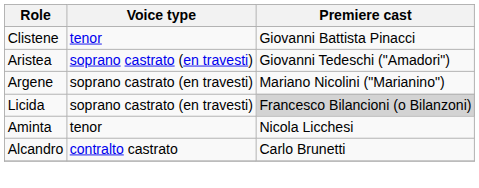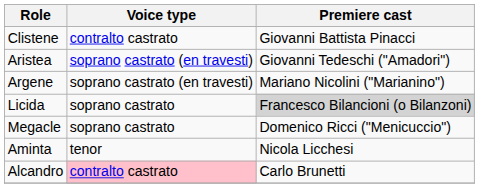(86, 37) tenor -> (124, 37) contralto castrato
(161, 104) soprano castrato (en travesti) -> (122, 104) soprano castrato
+ row: (34, 127)
(124, 149) no background -> (124, 171) pink background
